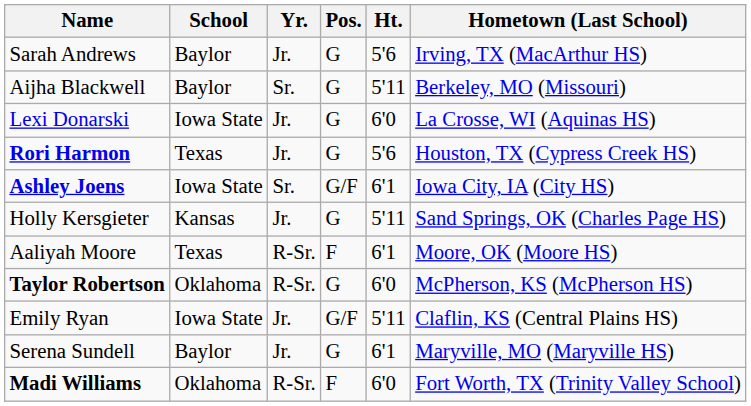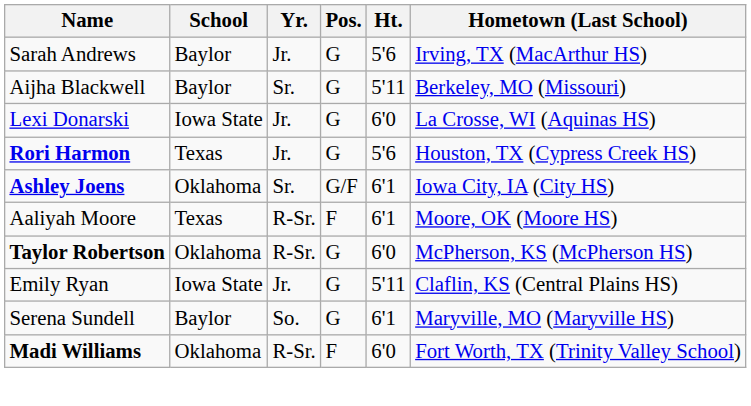(219, 185) Iowa State -> (218, 185) Oklahoma
- row: (79, 218)
(342, 317) G/F -> (333, 284) G
(282, 350) Jr. -> (286, 317) So.
